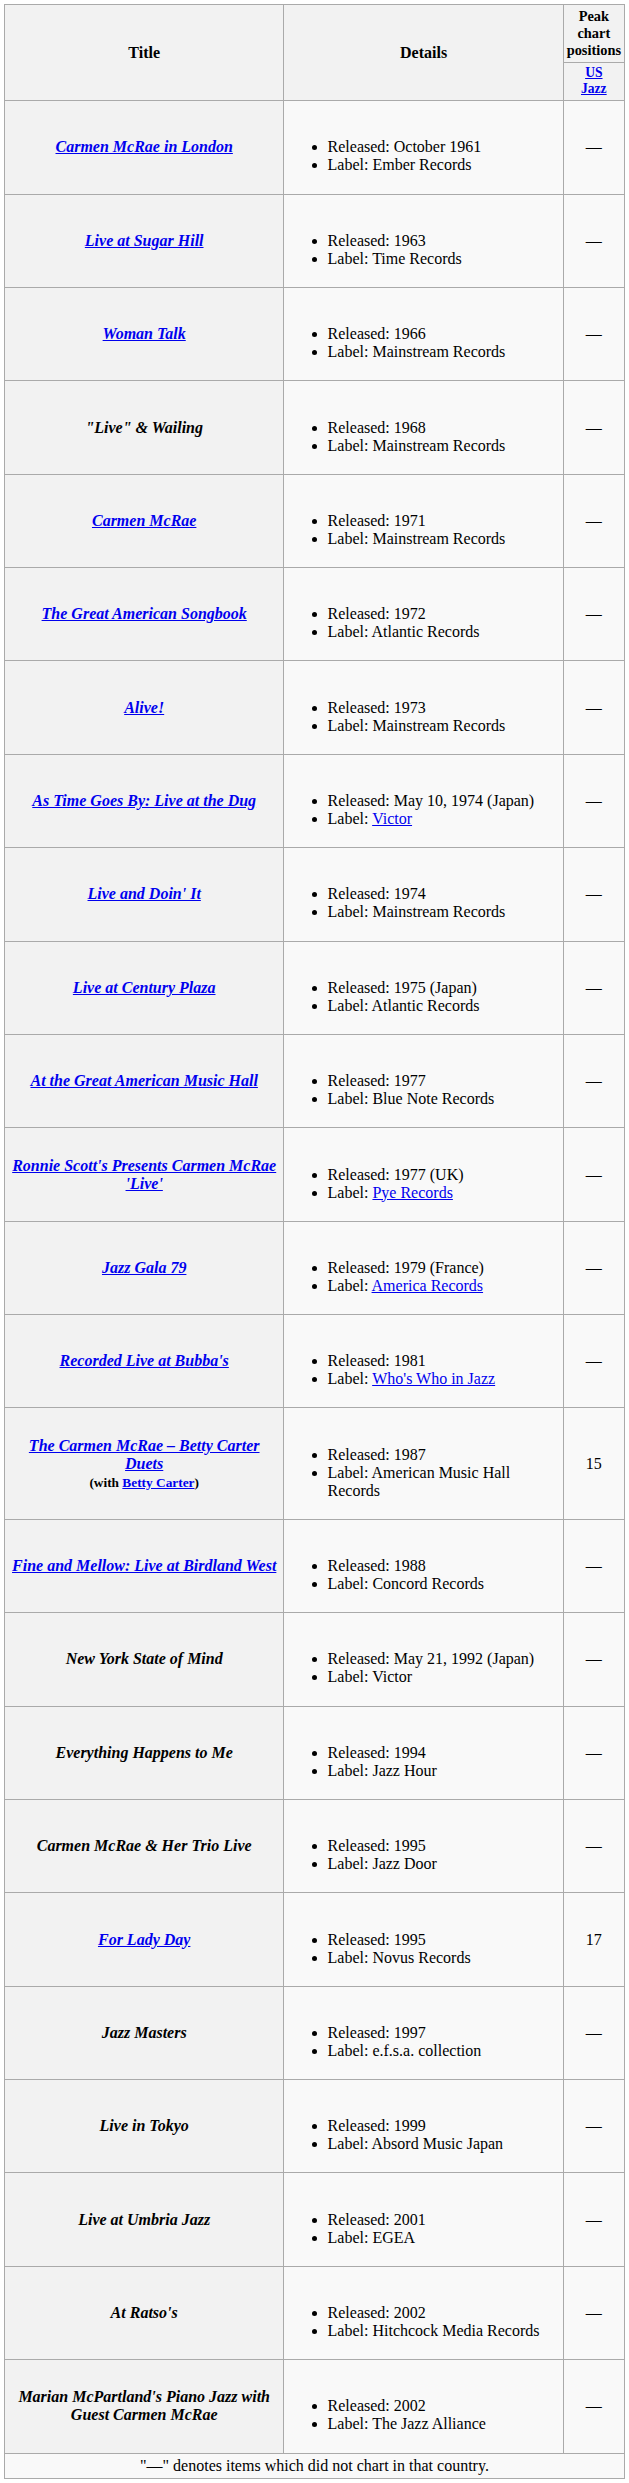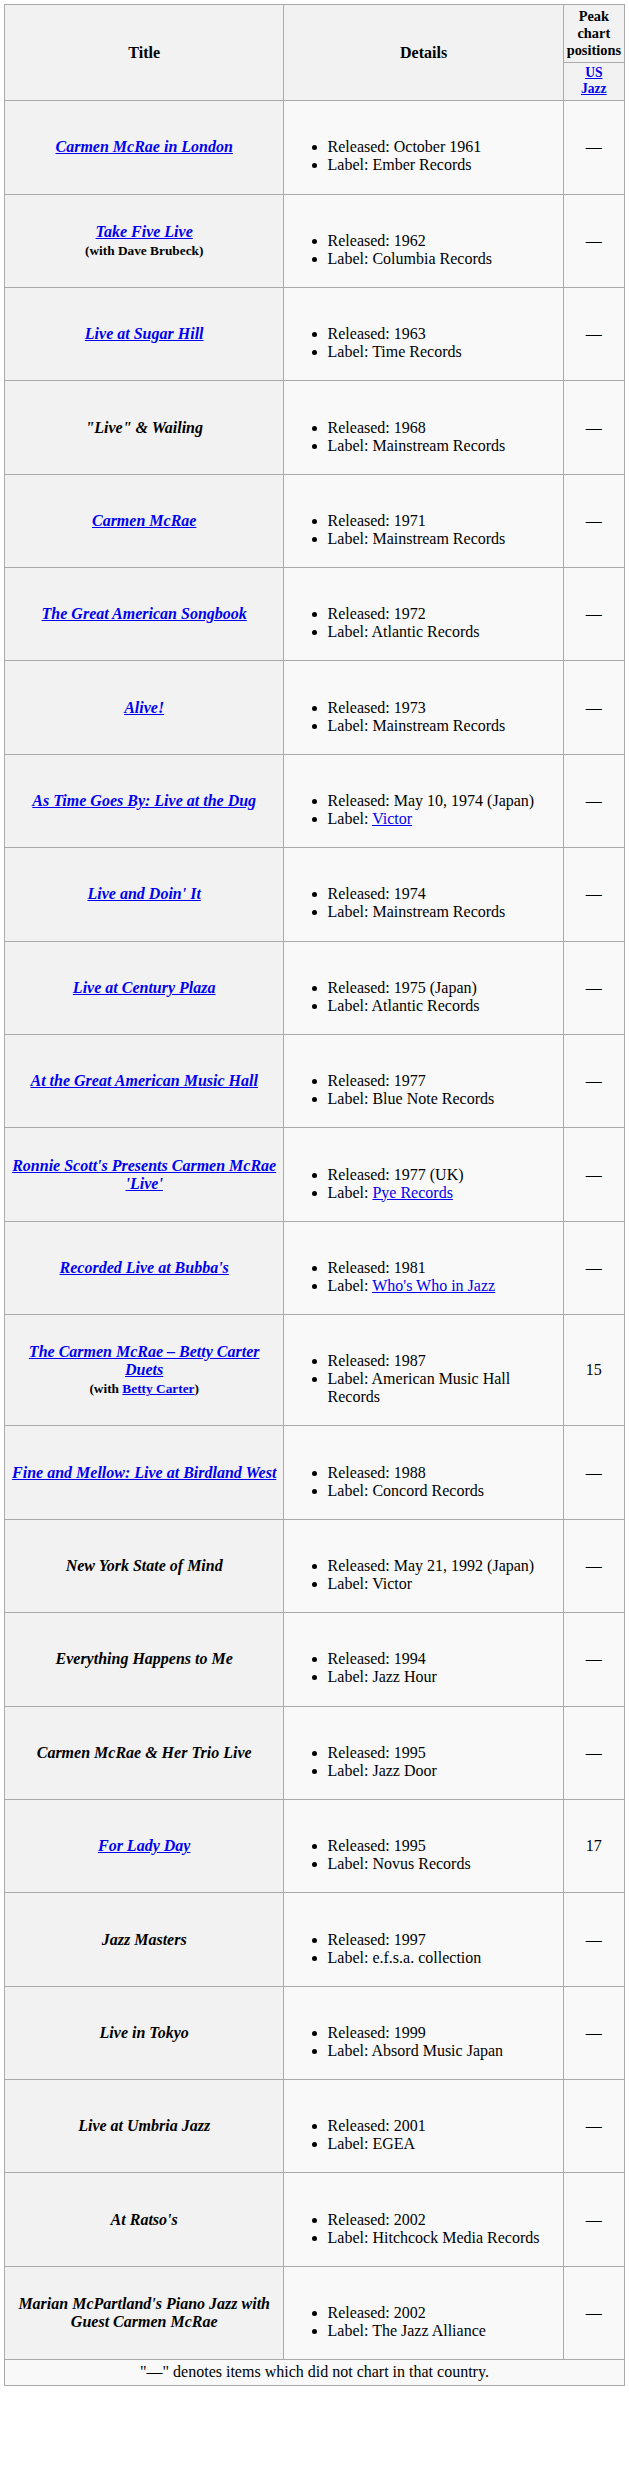+ row: (144, 240)
- row: (144, 334)
- row: (144, 1267)
